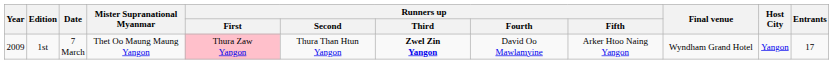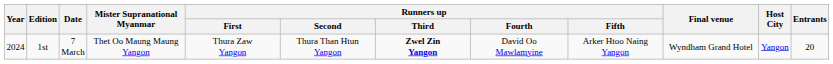(15, 46) 2009 -> (15, 46) 2024
(233, 46) pink background -> (233, 46) no background
(810, 46) 17 -> (810, 46) 20
